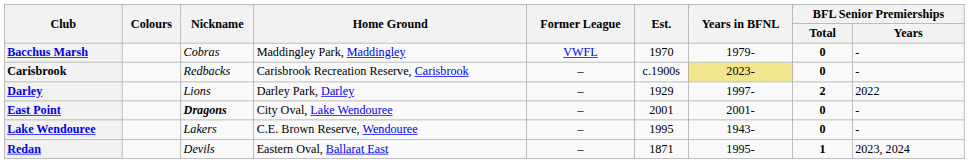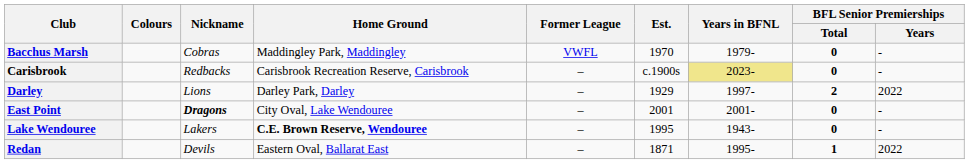(337, 129) normal -> (342, 129) bold
(883, 149) 2023, 2024 -> (890, 149) 2022
